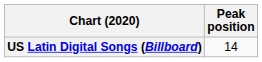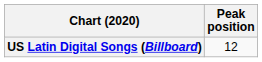(231, 47) 14 -> (231, 47) 12
